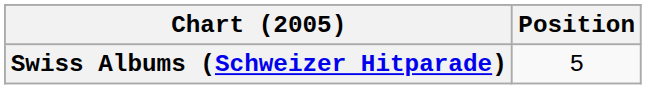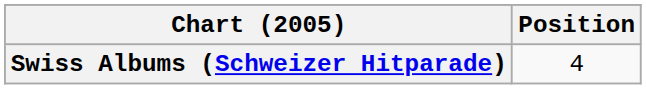(577, 64) 5 -> (577, 64) 4
